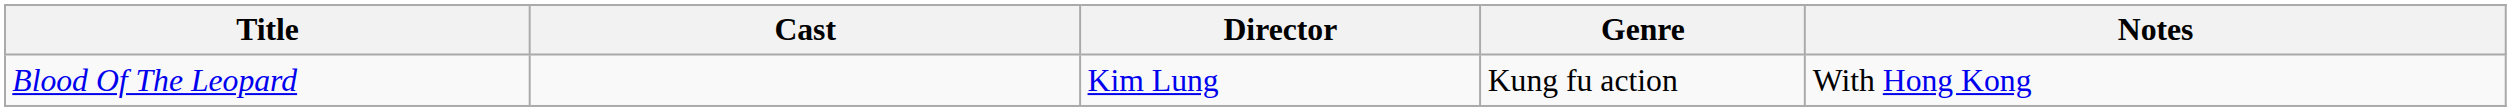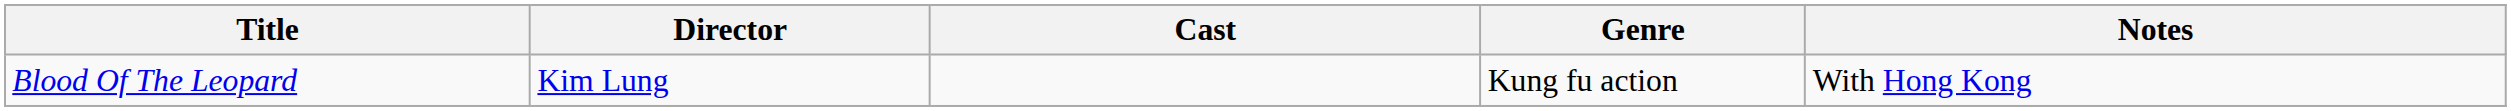columns swapped: (1280, 29) <-> (805, 29)
